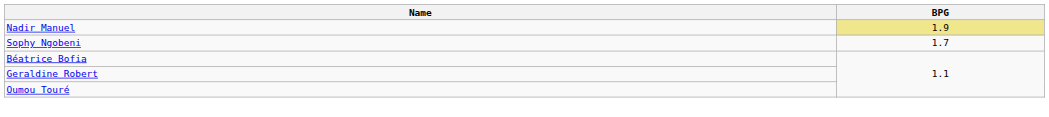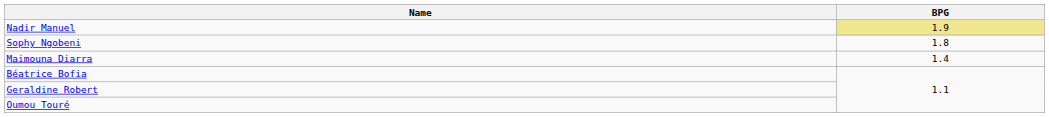(940, 43) 1.7 -> (940, 43) 1.8
+ row: (49, 58)
